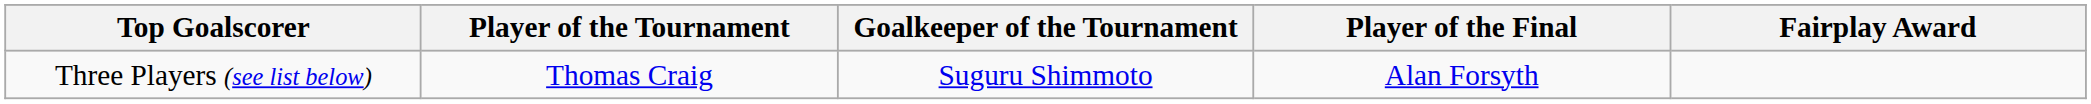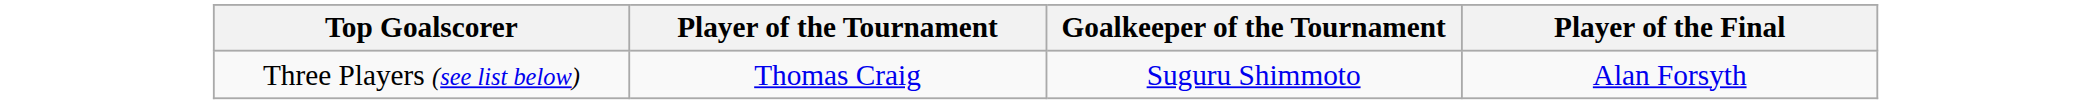- column: (1878, 27)
